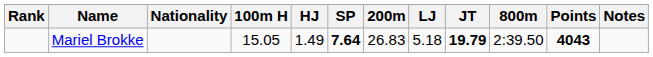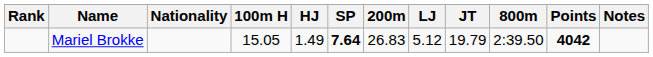(427, 40) 5.18 -> (427, 40) 5.12
(468, 40) bold -> (468, 40) normal
(573, 40) 4043 -> (573, 40) 4042
